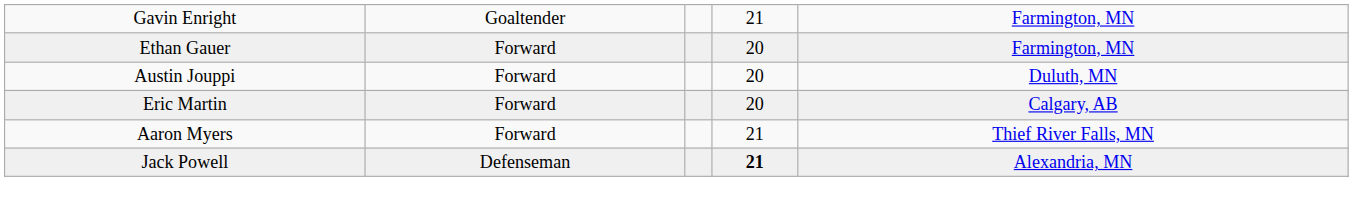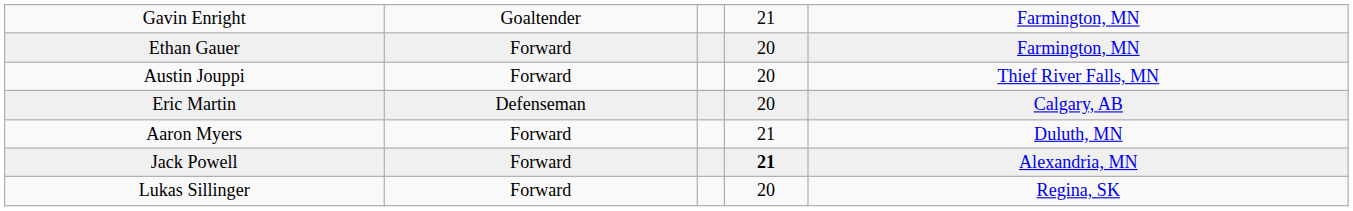(1073, 76) Duluth, MN -> (1078, 76) Thief River Falls, MN
(525, 104) Forward -> (541, 104) Defenseman
(1073, 133) Thief River Falls, MN -> (1078, 133) Duluth, MN
(525, 162) Defenseman -> (541, 162) Forward
+ row: (194, 190)
